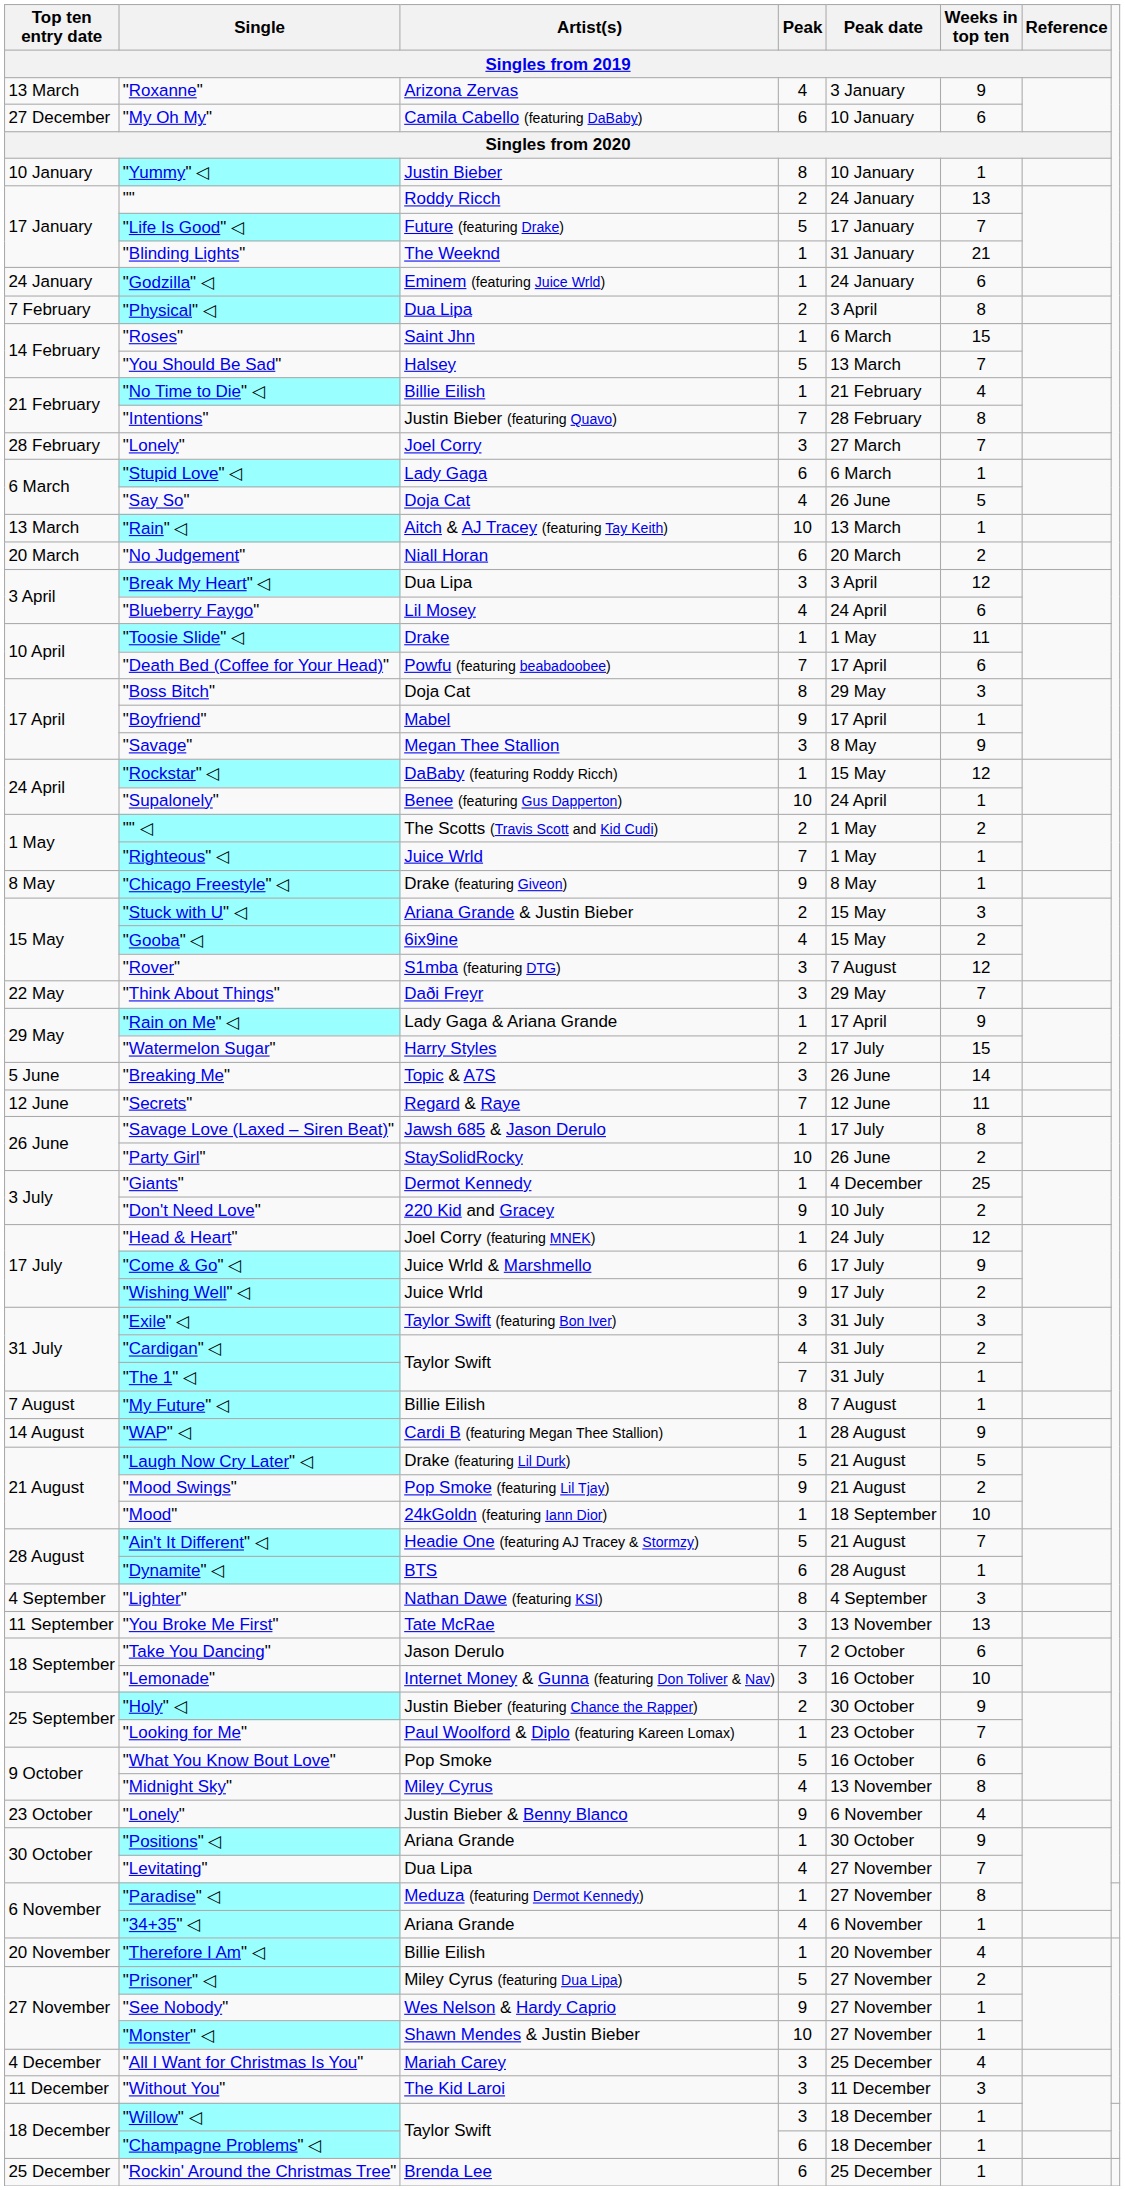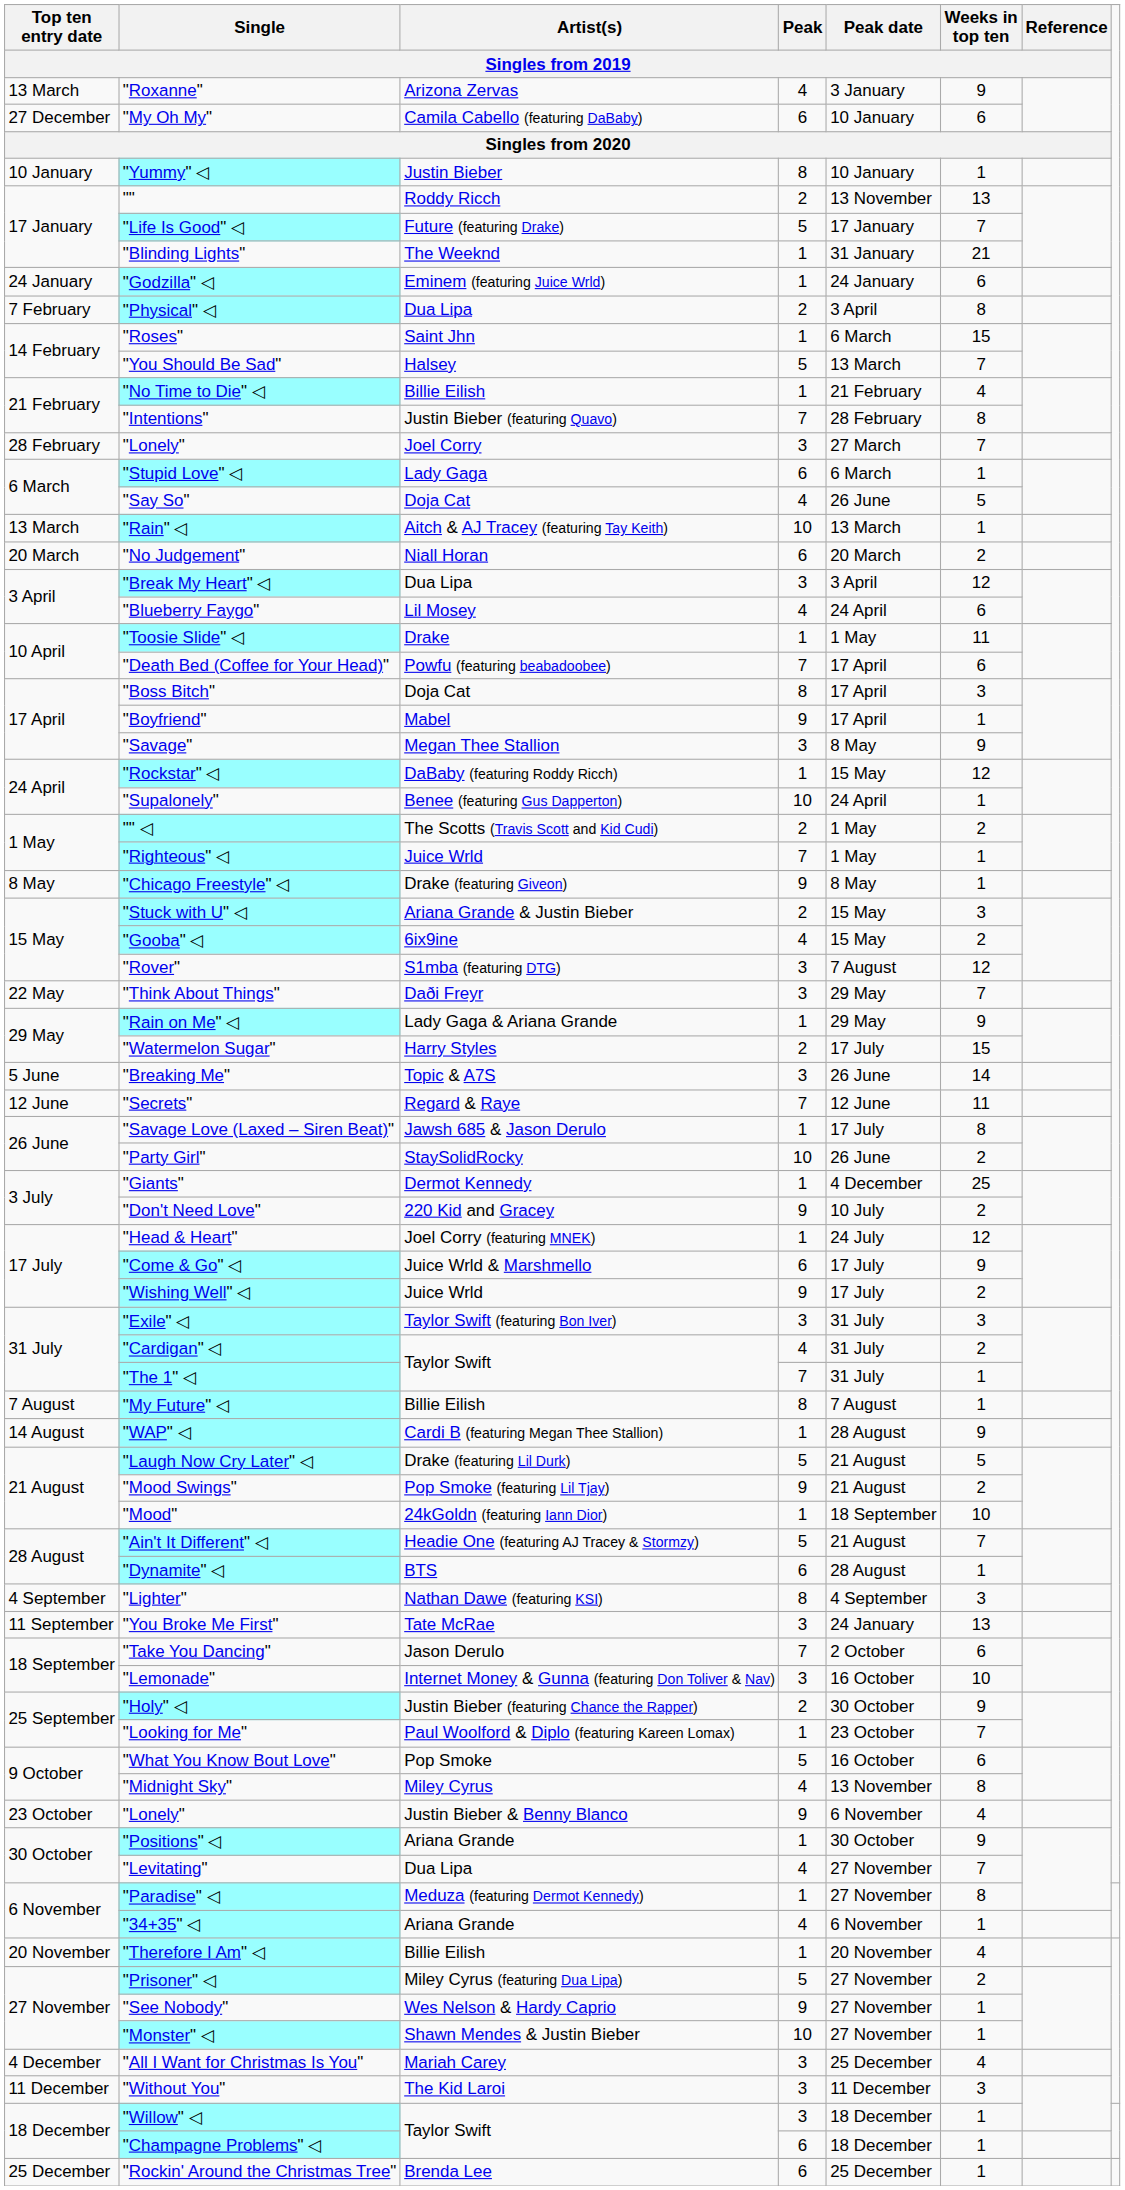(872, 199) 24 January -> (881, 199) 13 November
(858, 692) 29 May -> (858, 692) 17 April
(858, 1021) 17 April -> (858, 1021) 29 May
(881, 1624) 13 November -> (872, 1624) 24 January
